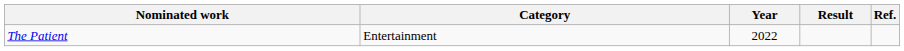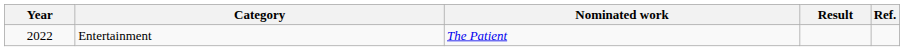columns swapped: (765, 14) <-> (182, 14)
